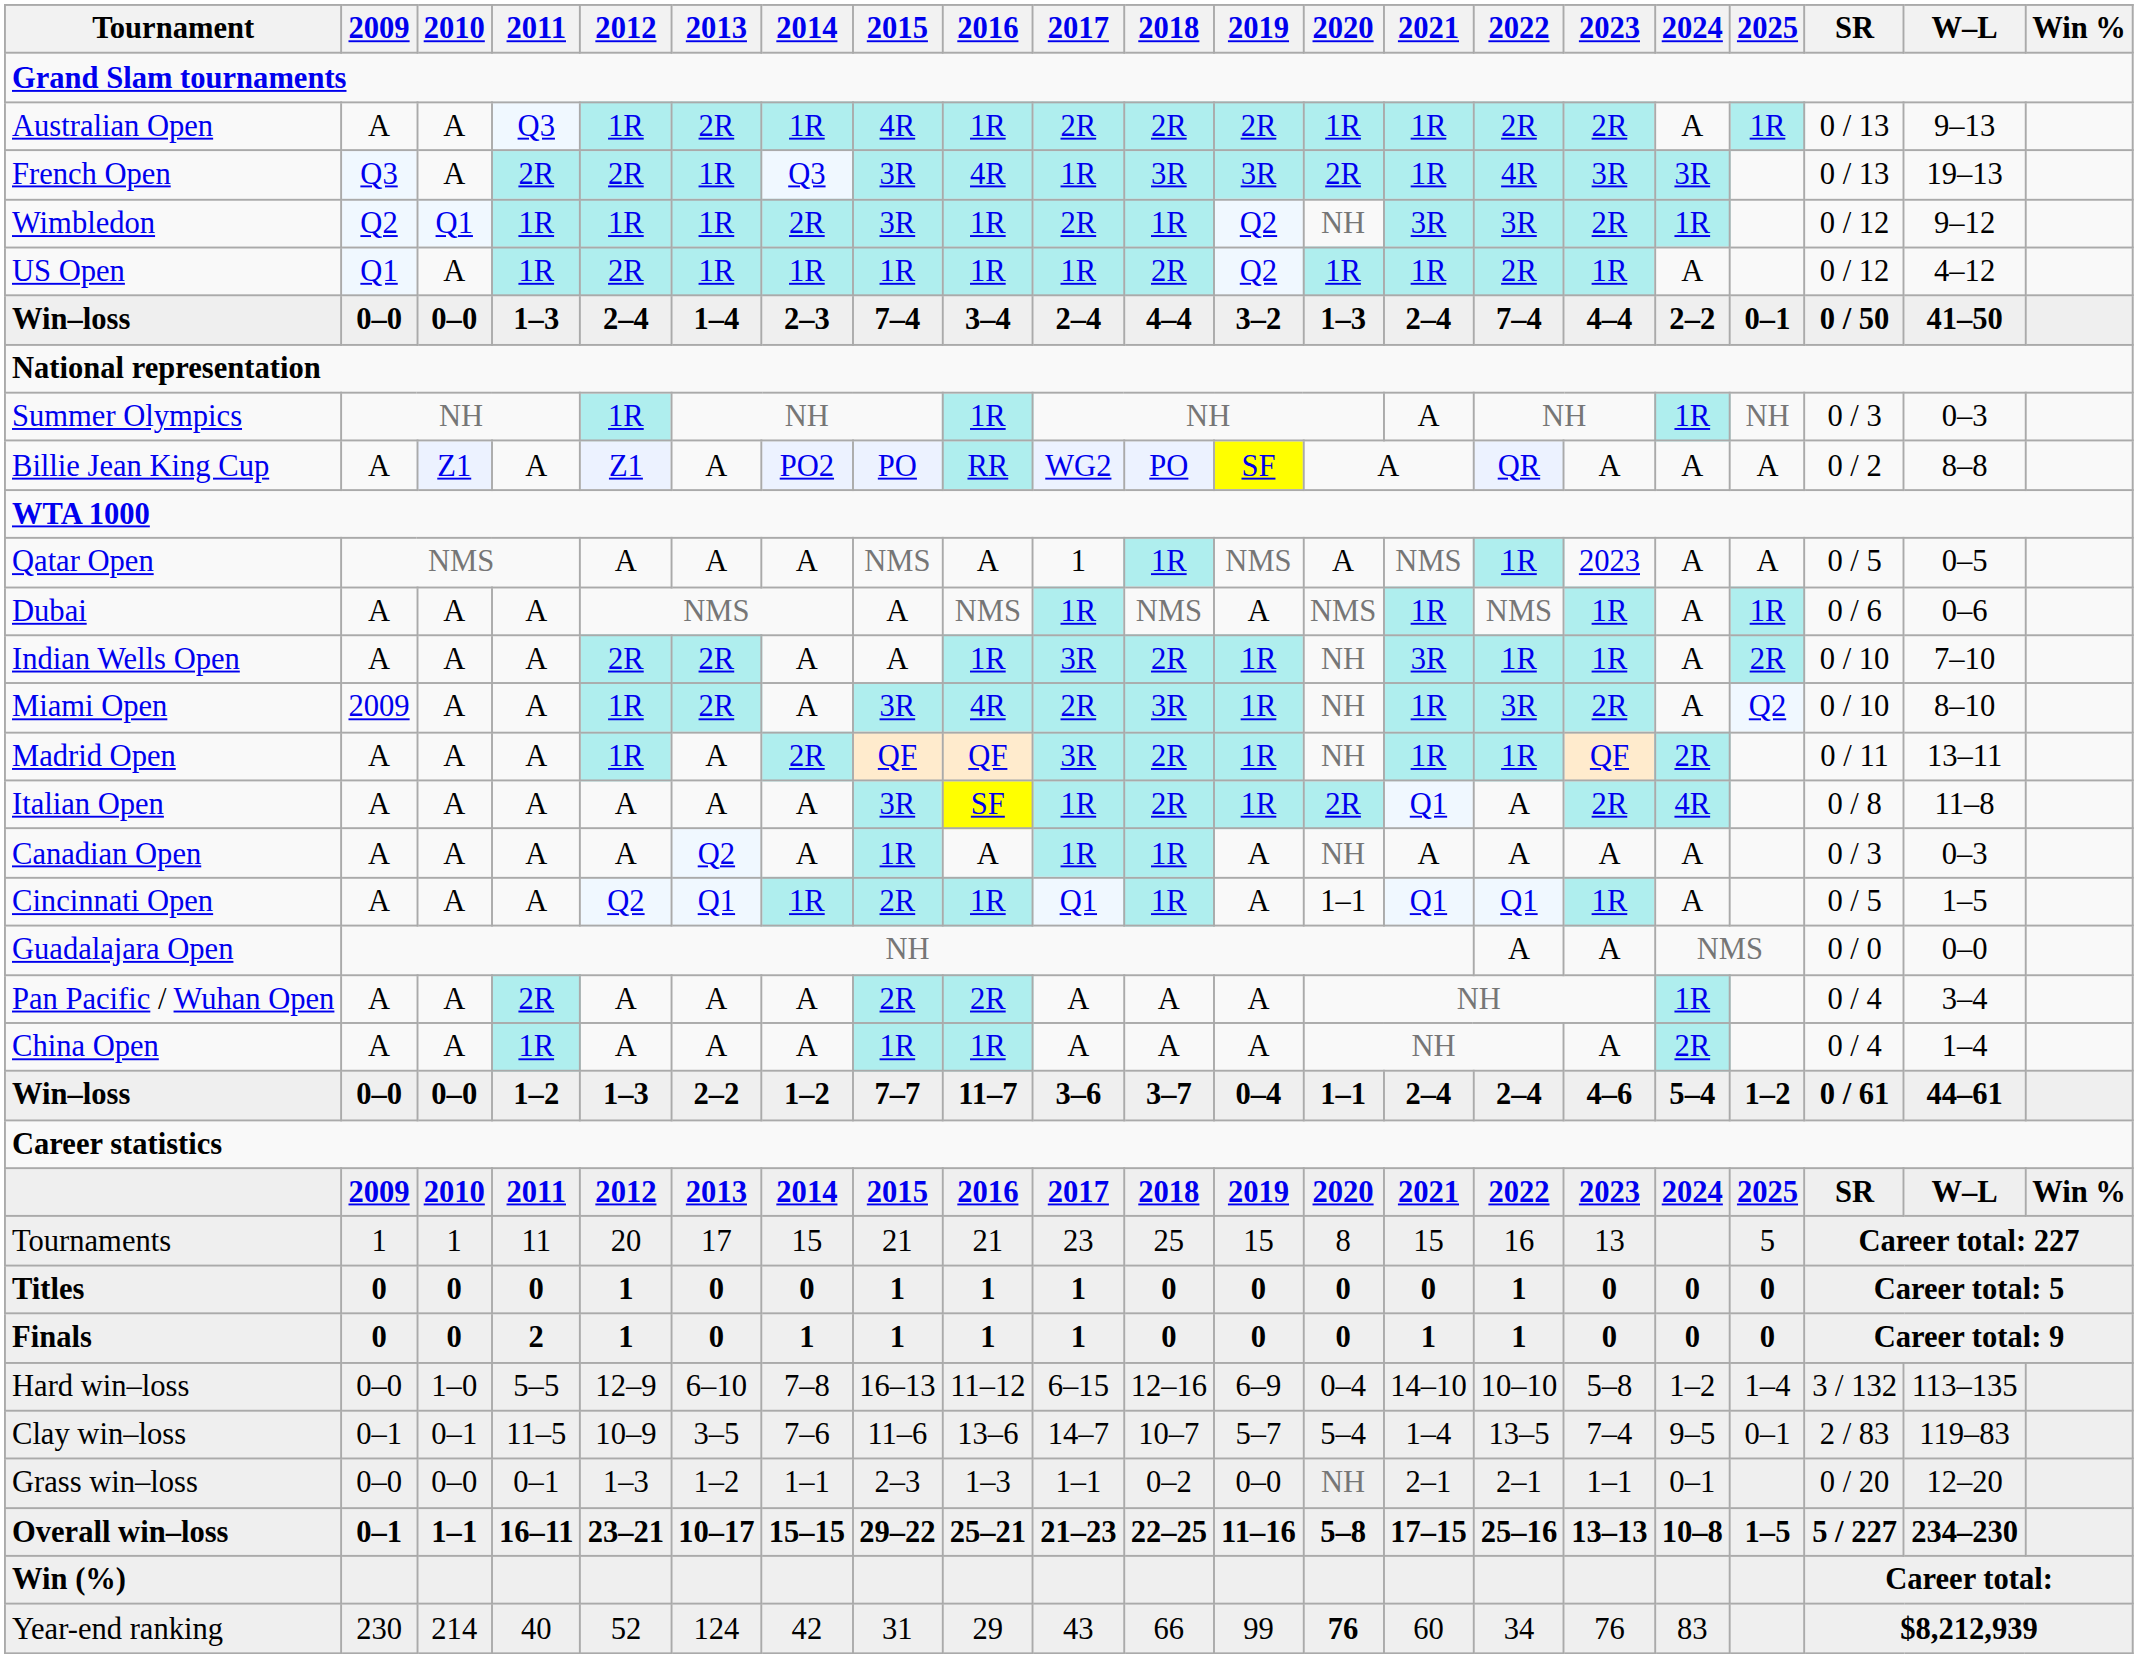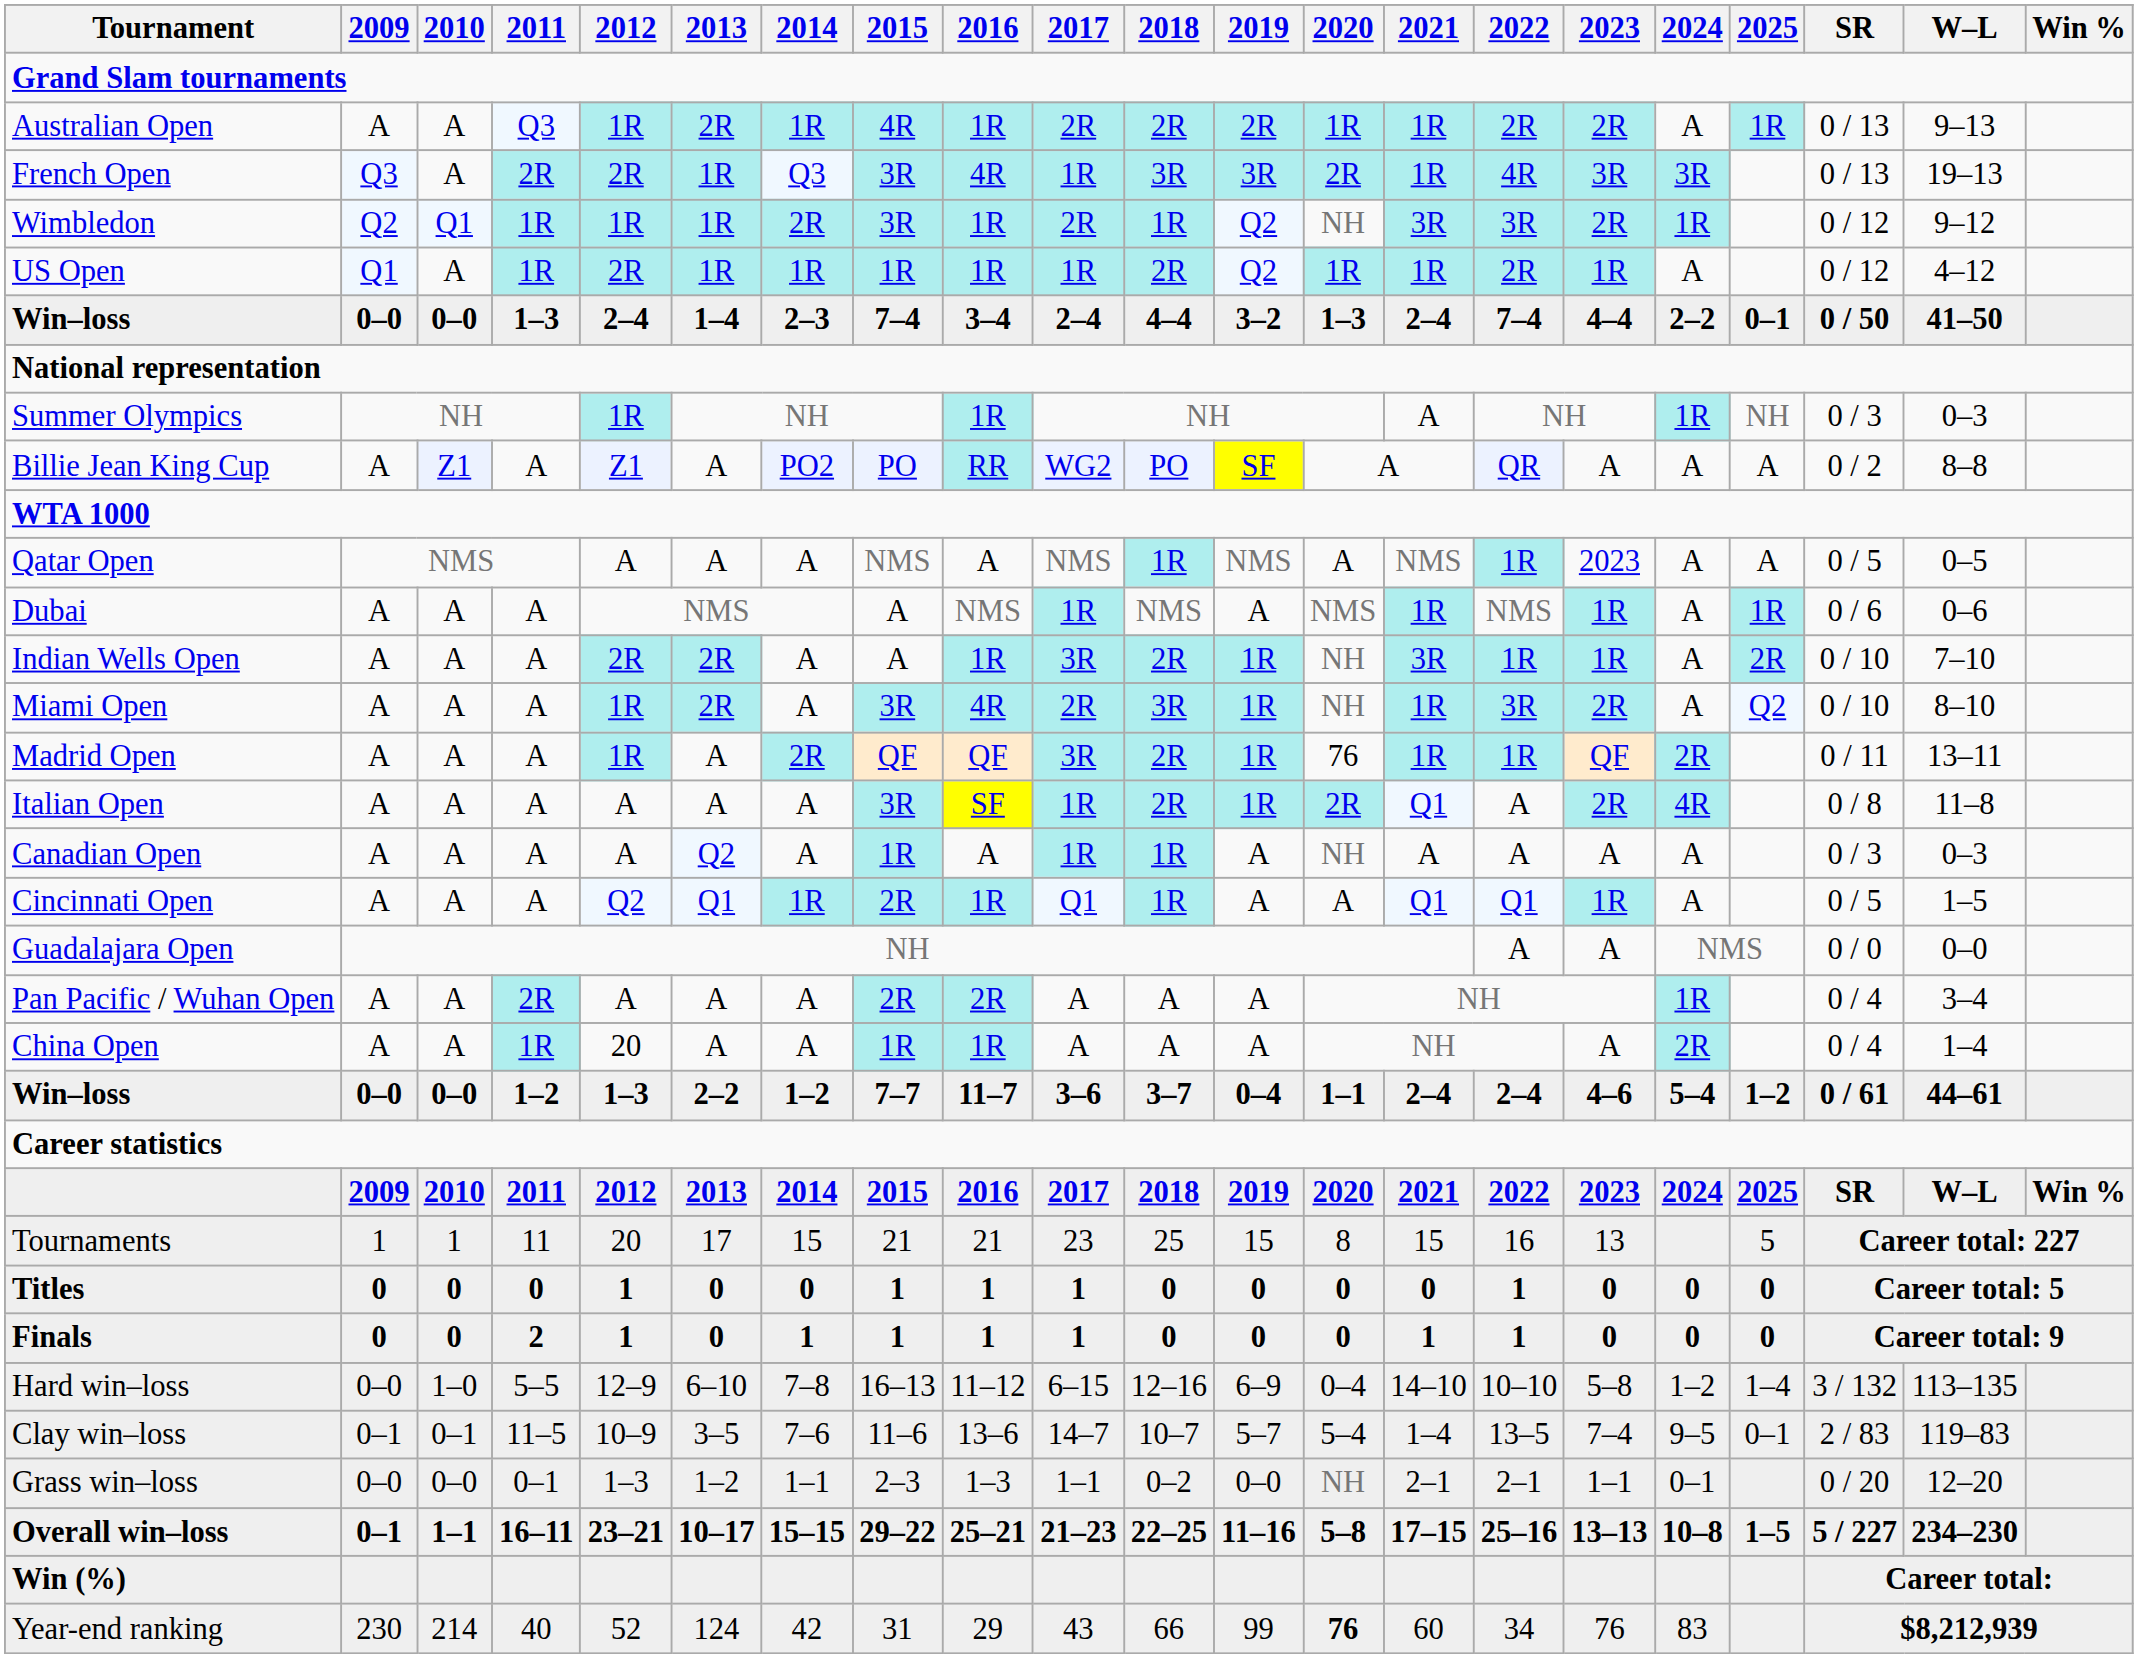(1078, 561) 1 -> (1078, 561) NMS
(379, 707) 2009 -> (379, 707) A
(1343, 755) NH -> (1343, 755) 76
(1343, 901) 1–1 -> (1343, 901) A
(626, 1046) A -> (626, 1046) 20
